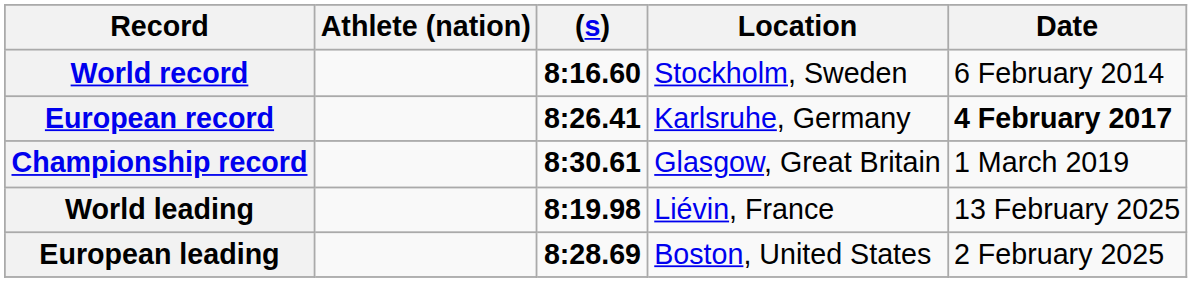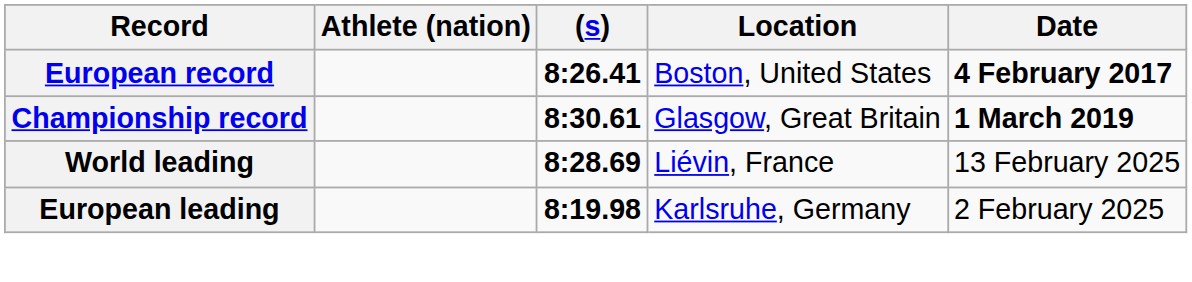- row: (159, 72)
(782, 118) Karlsruhe, Germany -> (793, 72) Boston, United States
(1042, 163) normal -> (1044, 118) bold
(592, 208) 8:19.98 -> (592, 163) 8:28.69
(592, 254) 8:28.69 -> (592, 208) 8:19.98
(793, 254) Boston, United States -> (782, 208) Karlsruhe, Germany
